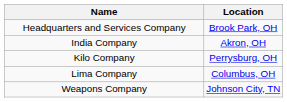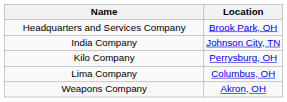(243, 43) Akron, OH -> (243, 43) Johnson City, TN
(243, 89) Johnson City, TN -> (243, 89) Akron, OH
